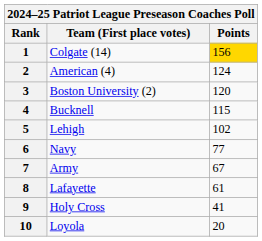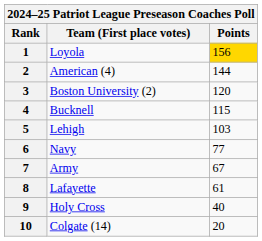(80, 52) Colgate (14) -> (67, 52) Loyola
(222, 71) 124 -> (222, 71) 144
(222, 129) 102 -> (222, 129) 103
(219, 206) 41 -> (219, 206) 40
(67, 226) Loyola -> (80, 226) Colgate (14)
